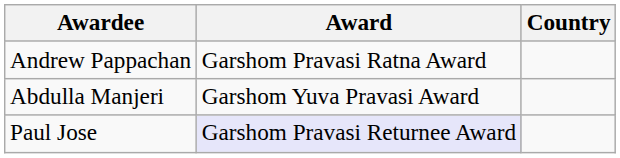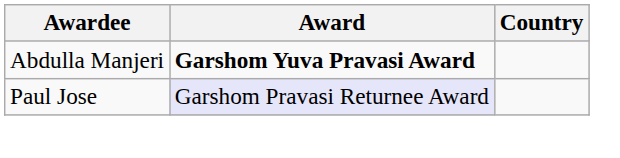- row: (101, 59)
(340, 96) normal -> (325, 59) bold
